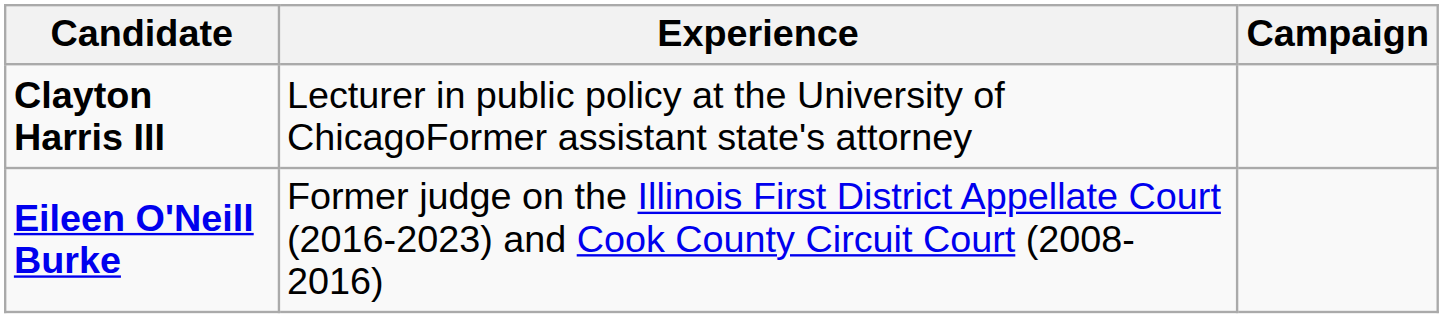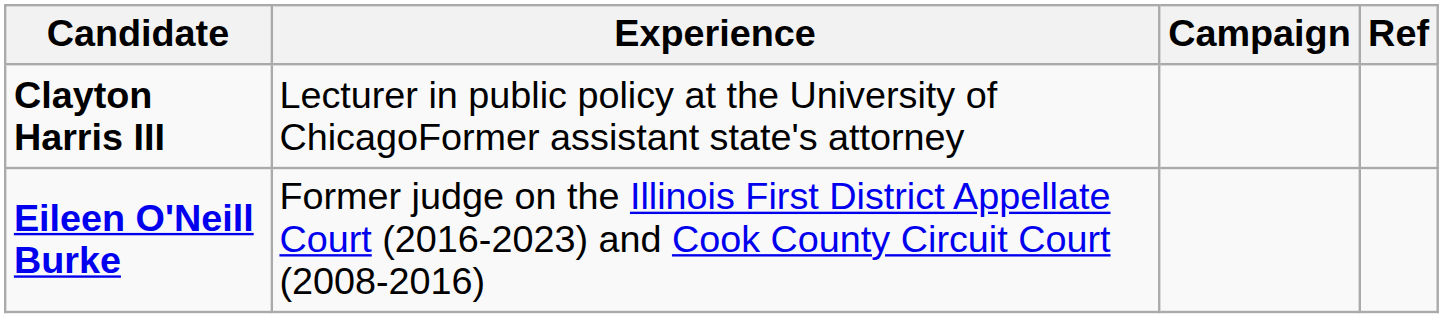+ column: (1399, 34)
